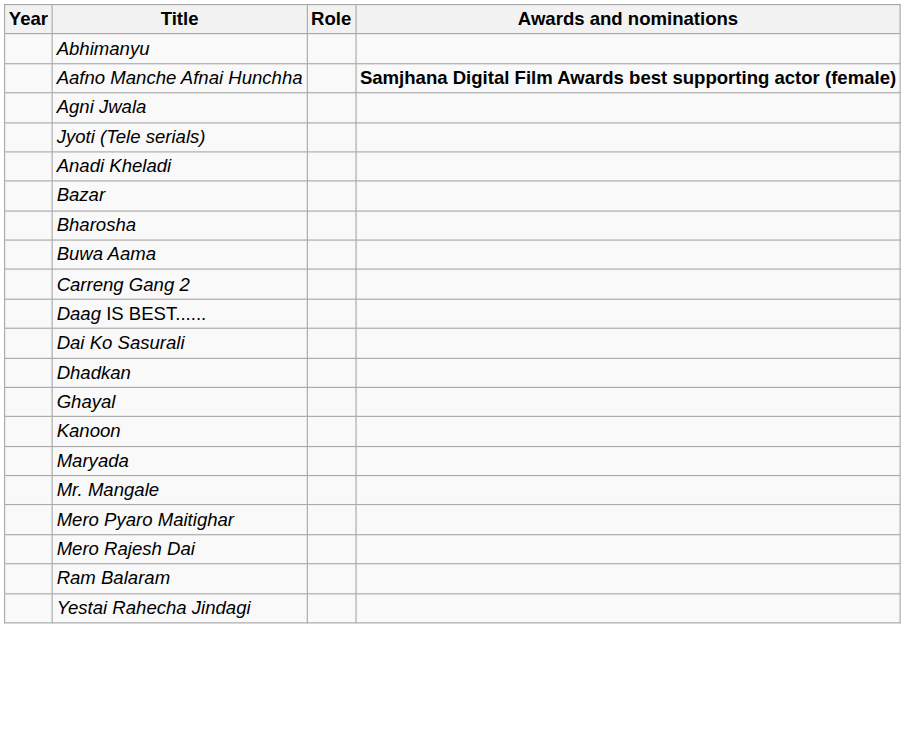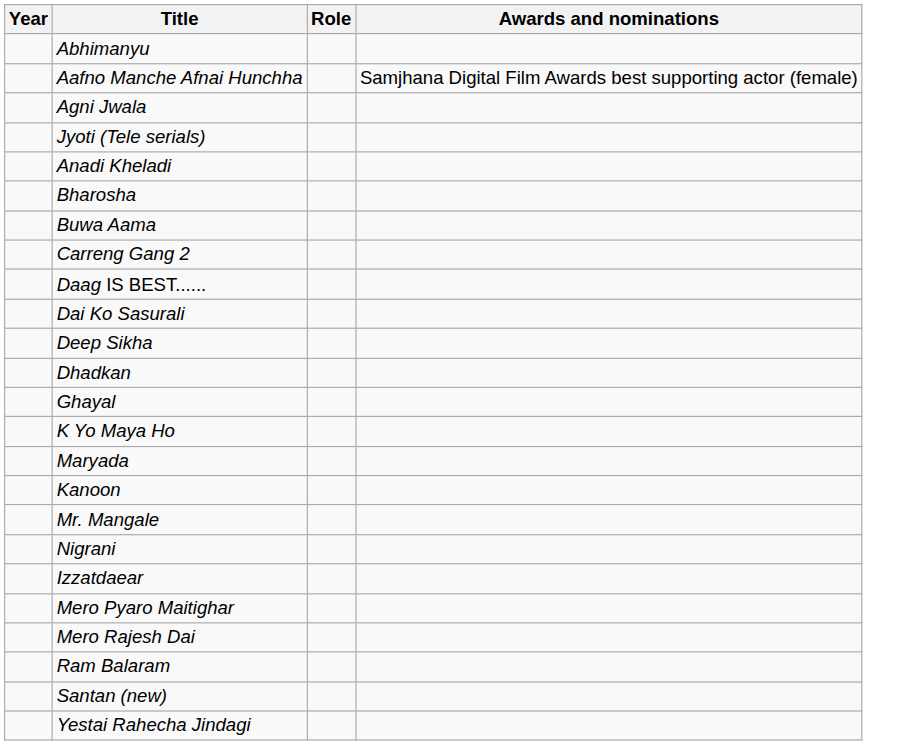(628, 78) bold -> (609, 78) normal
- row: (81, 195)
+ row: (105, 343)
+ row: (116, 431)
rows swapped: (89, 431) <-> (93, 460)
+ row: (86, 549)
+ row: (100, 578)
+ row: (112, 696)
